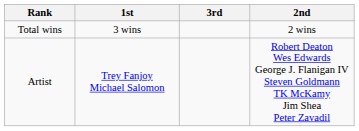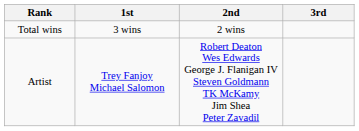columns swapped: (302, 12) <-> (214, 12)
